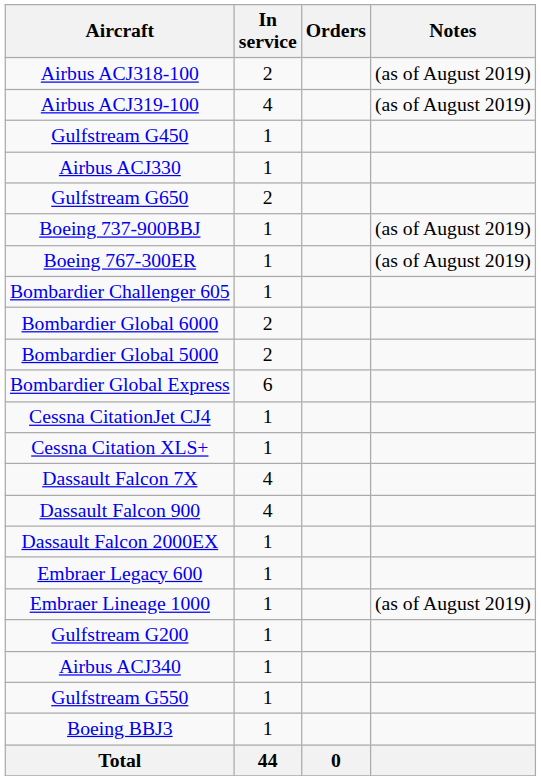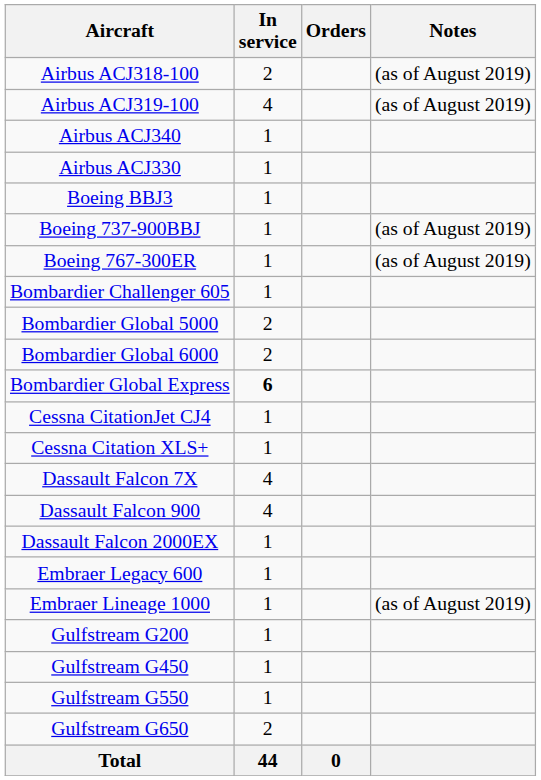rows swapped: (120, 666) <-> (120, 135)
rows swapped: (120, 728) <-> (120, 198)
rows swapped: (120, 354) <-> (120, 323)
(268, 385) normal -> (268, 385) bold
